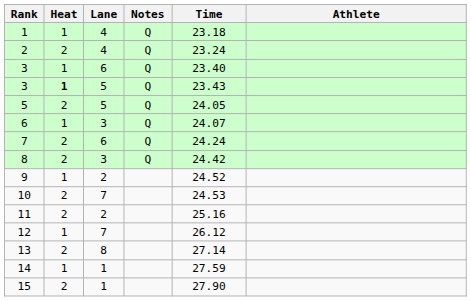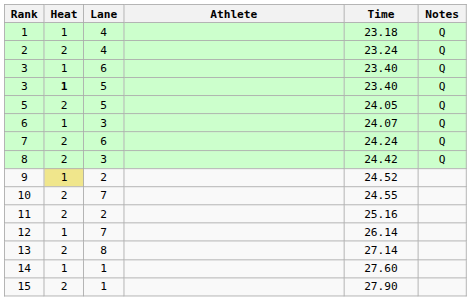columns swapped: (356, 14) <-> (148, 14)
(209, 86) 23.43 -> (381, 86) 23.40
(64, 178) no background -> (64, 178) khaki background
(209, 196) 24.53 -> (381, 196) 24.55
(209, 232) 26.12 -> (381, 232) 26.14
(209, 269) 27.59 -> (381, 269) 27.60
